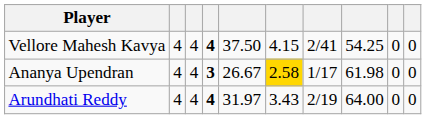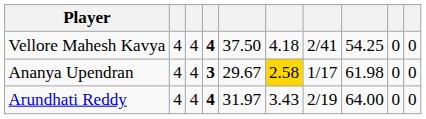(284, 45) 4.15 -> (284, 45) 4.18
(242, 72) 26.67 -> (242, 72) 29.67
